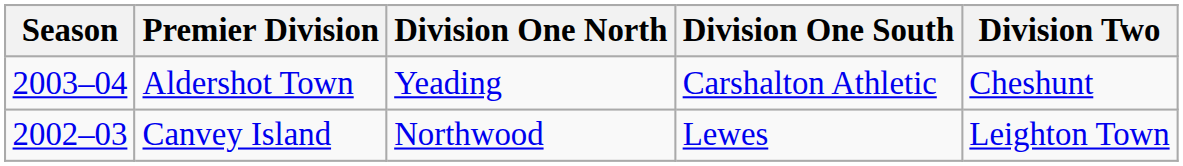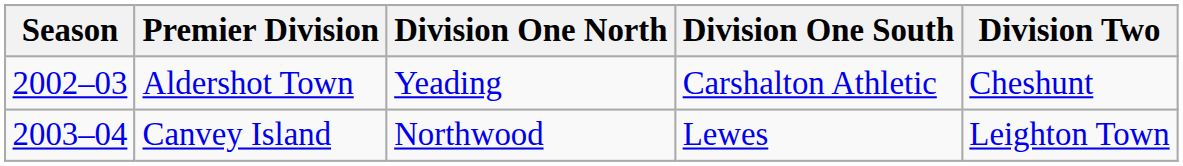(70, 82) 2003–04 -> (70, 82) 2002–03
(70, 134) 2002–03 -> (70, 134) 2003–04
